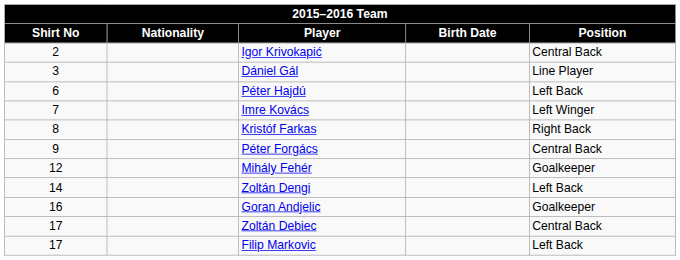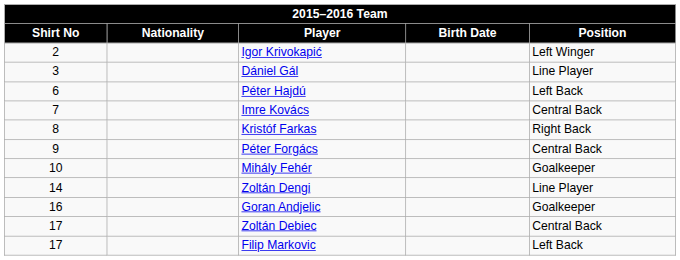(567, 52) Central Back -> (563, 52) Left Winger
(563, 110) Left Winger -> (567, 110) Central Back
(56, 168) 12 -> (56, 168) 10
(558, 187) Left Back -> (563, 187) Line Player
